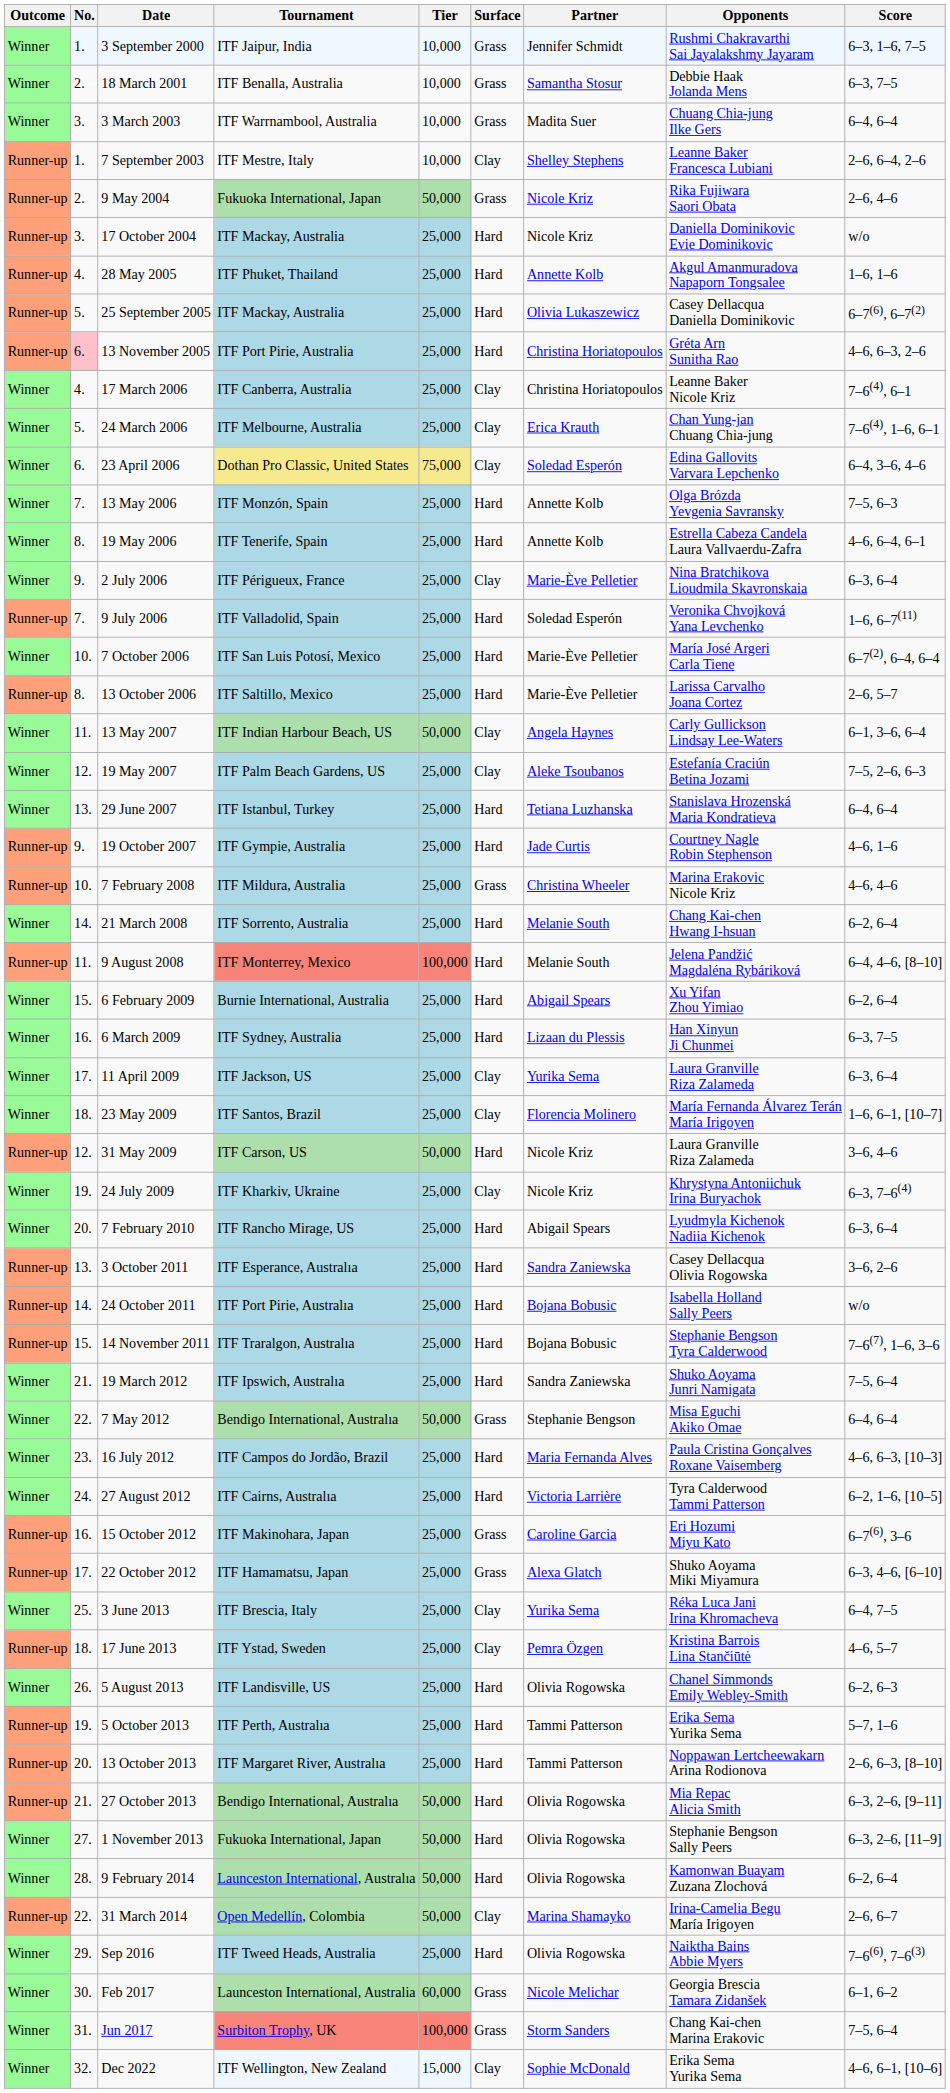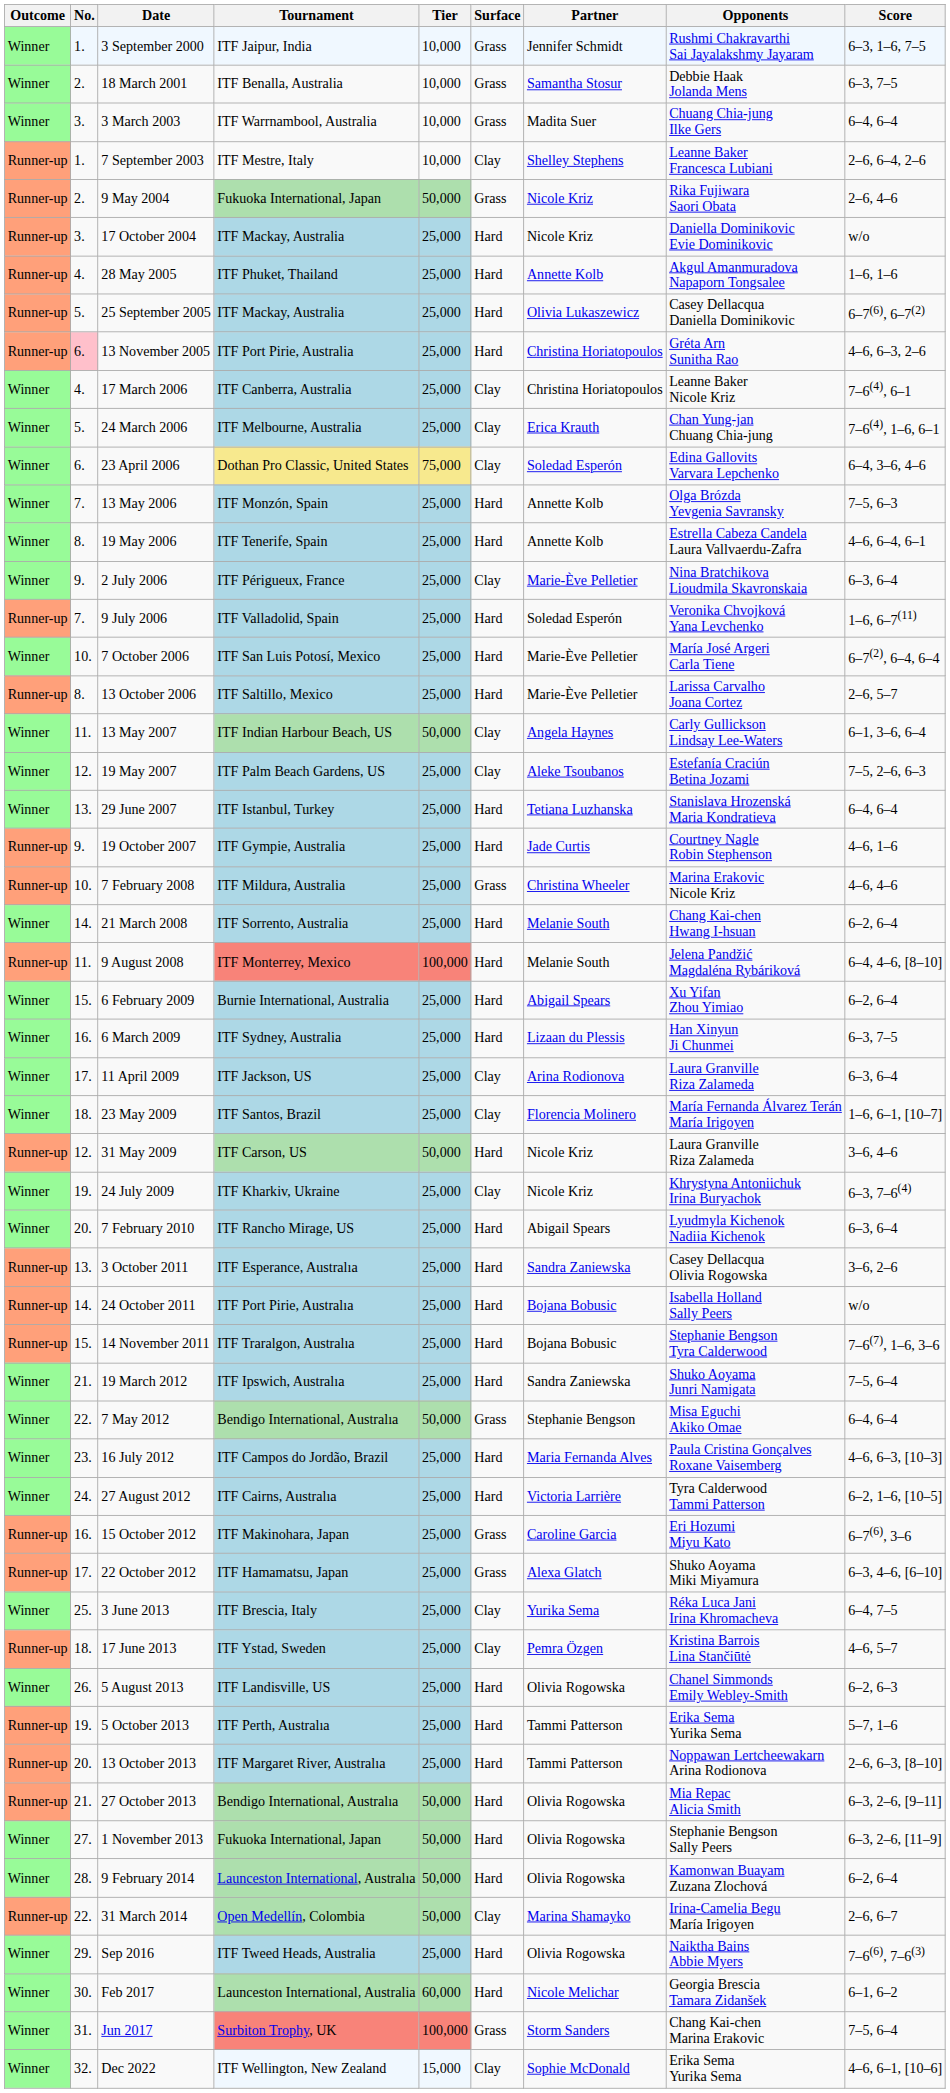(563, 1076) Yurika Sema -> (576, 1076) Arina Rodionova
(490, 1992) Grass -> (488, 1992) Hard
